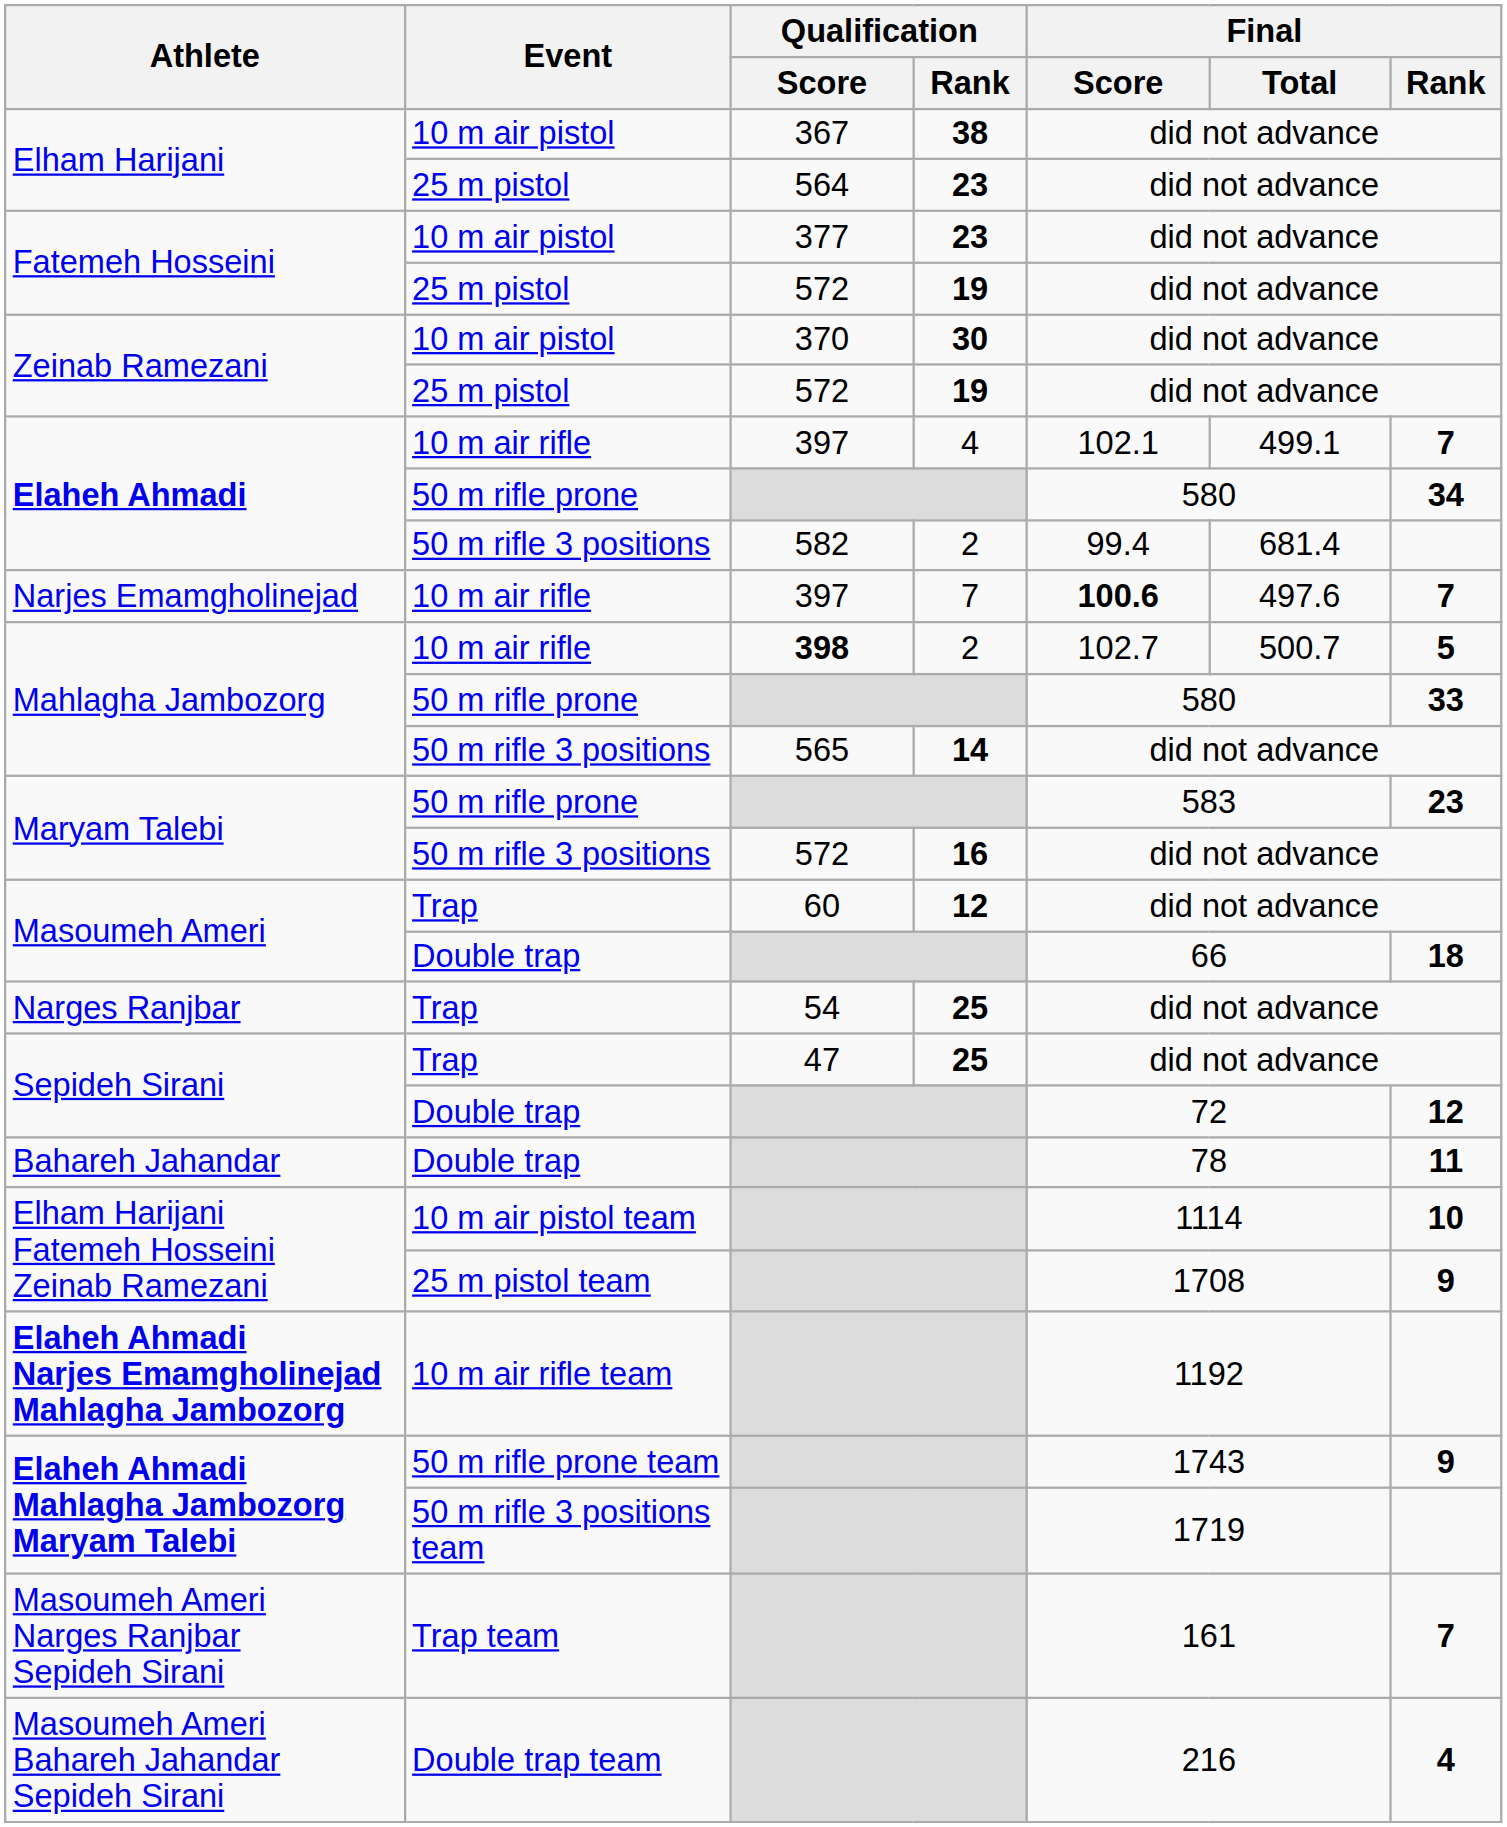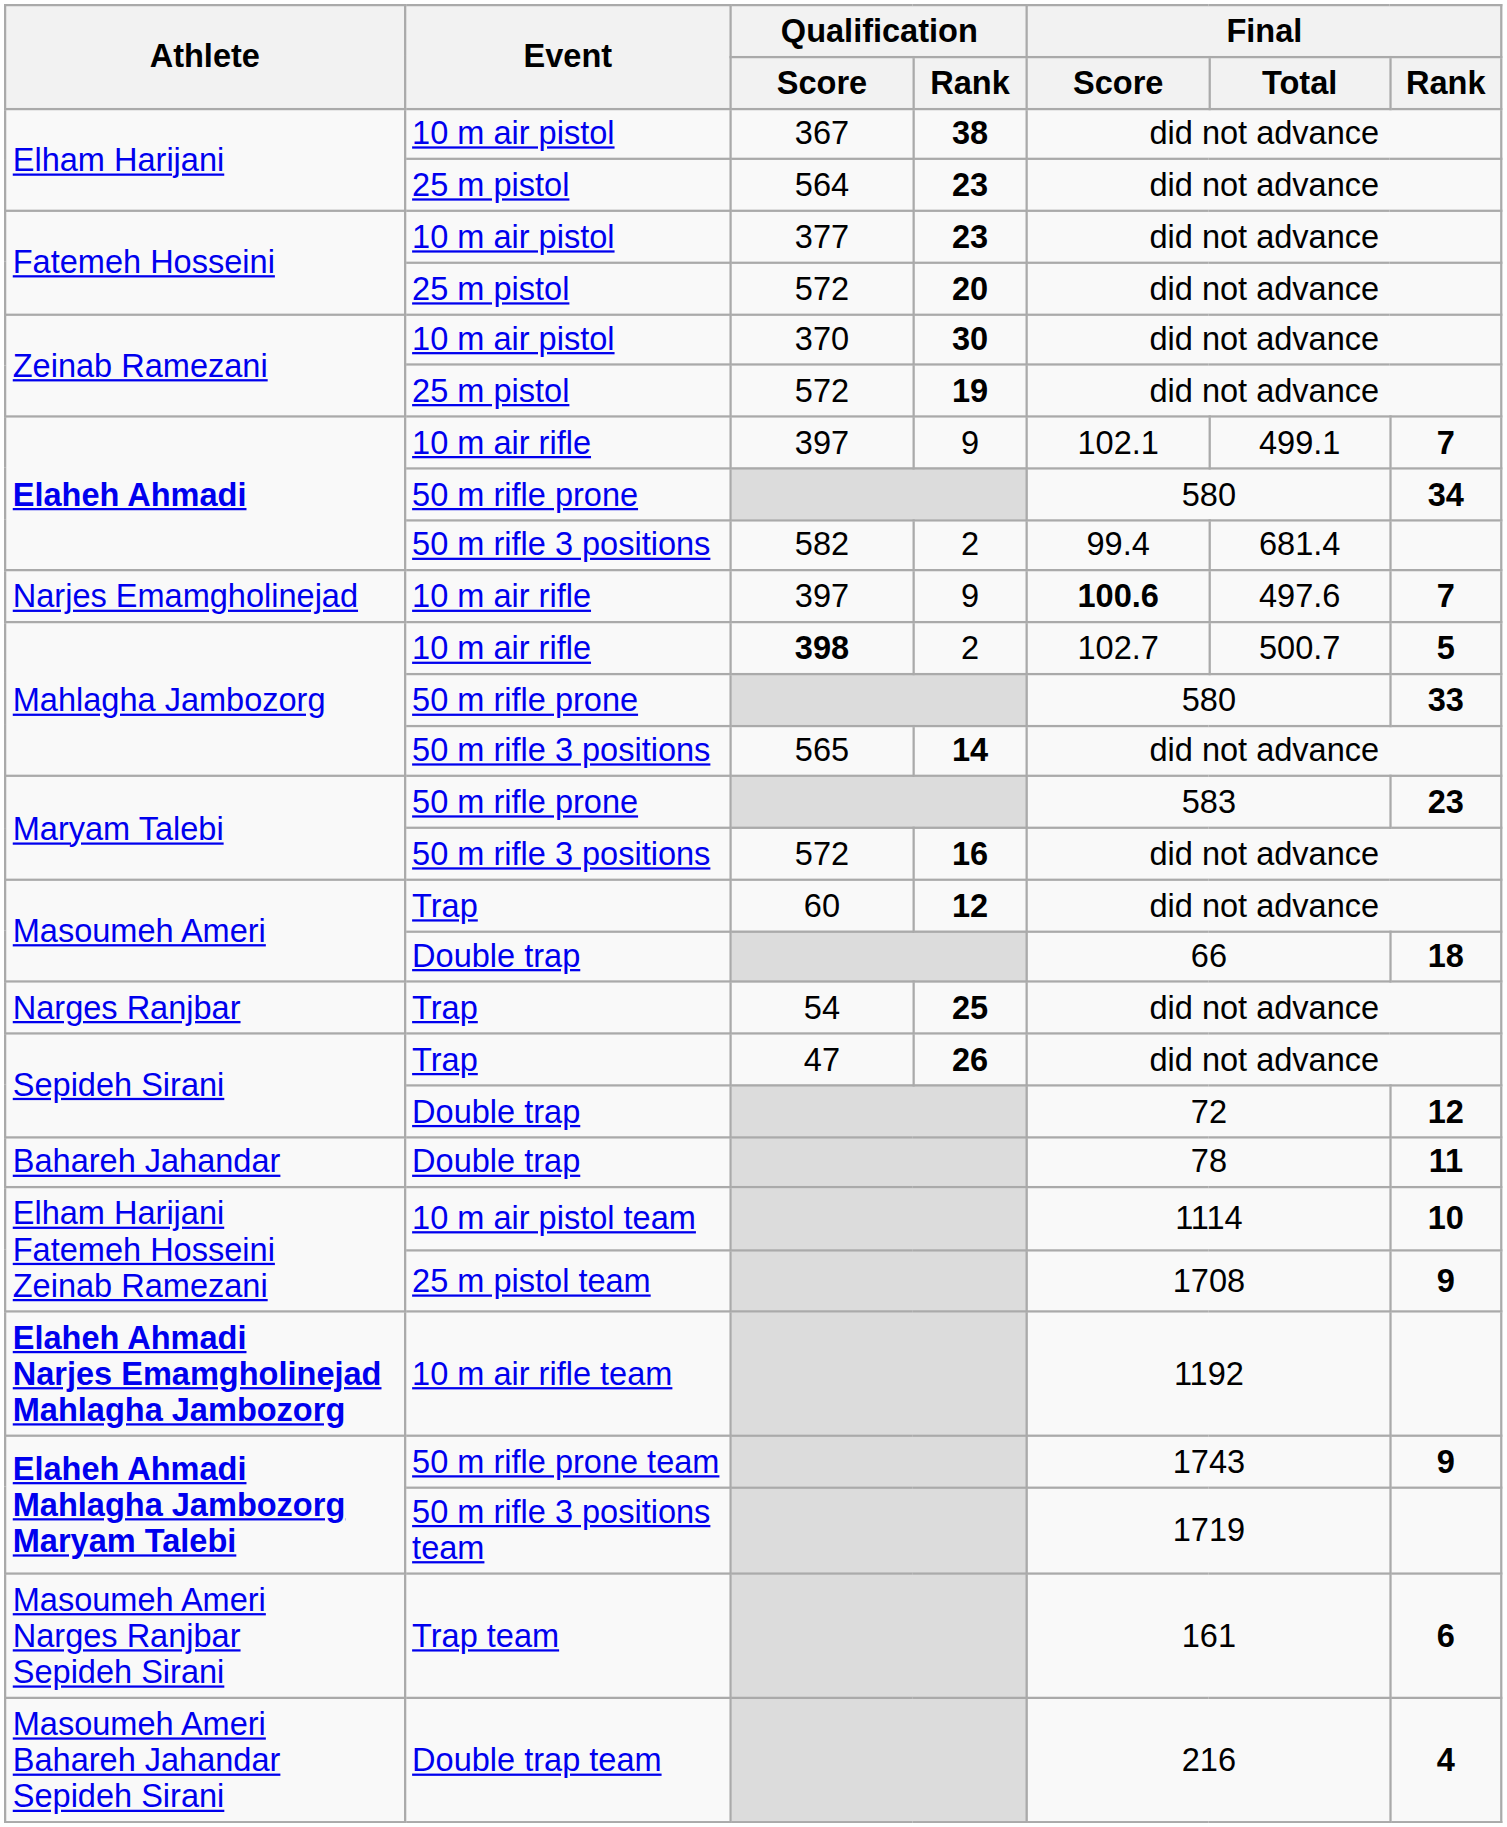(970, 288) 19 -> (970, 288) 20
(970, 443) 4 -> (970, 443) 9
(970, 597) 7 -> (970, 597) 9
(970, 1060) 25 -> (970, 1060) 26
(1446, 1636) 7 -> (1446, 1636) 6
